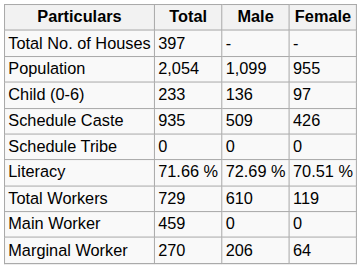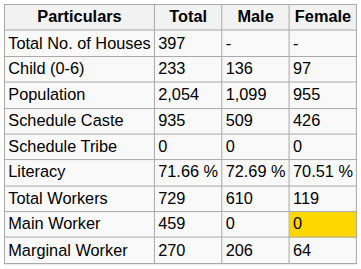rows swapped: (47, 69) <-> (46, 95)
(298, 224) no background -> (298, 224) gold background
